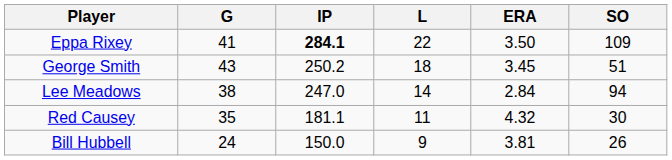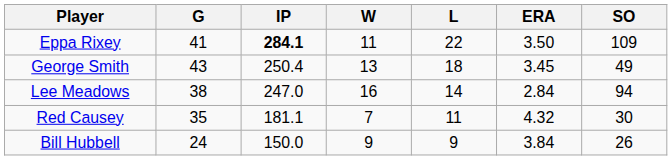+ column: (369, 17)
(325, 67) 250.2 -> (283, 67) 250.4
(618, 67) 51 -> (624, 67) 49
(520, 142) 3.81 -> (539, 142) 3.84
